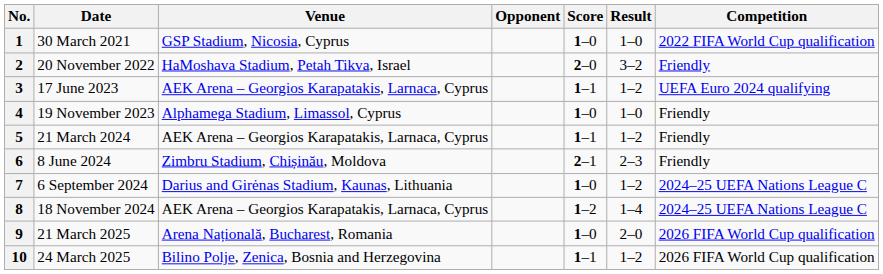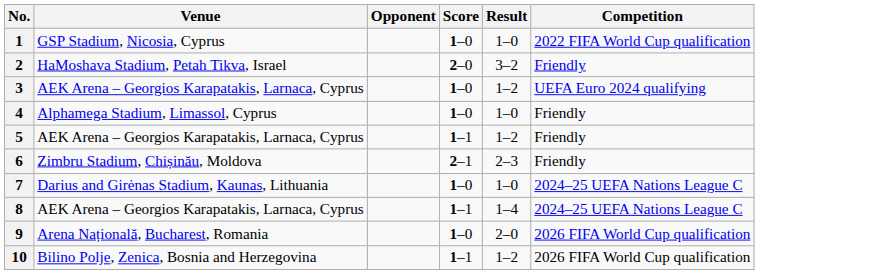- column: (96, 16)
(585, 88) 1–1 -> (461, 88) 1–0
(631, 185) 1–2 -> (507, 185) 1–0
(585, 209) 1–2 -> (461, 209) 1–1
